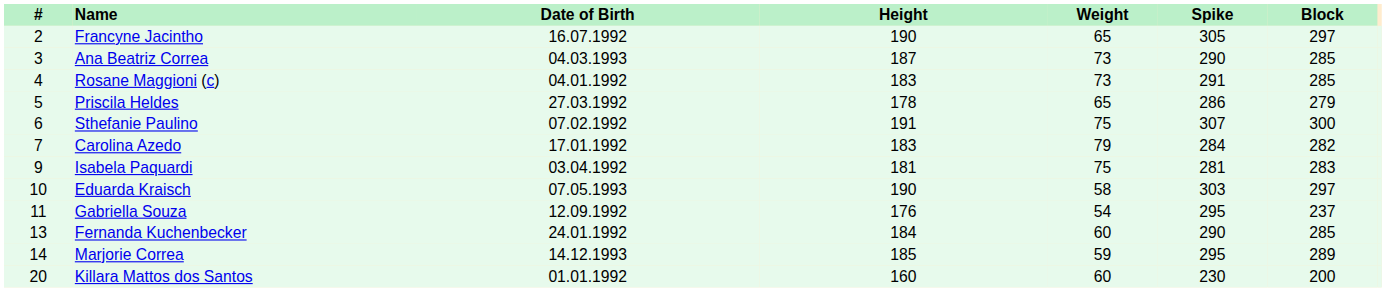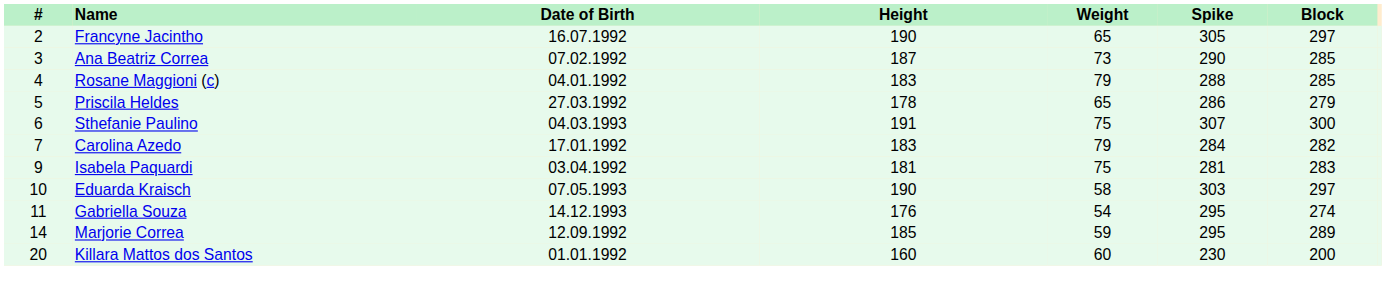(588, 59) 04.03.1993 -> (588, 59) 07.02.1992
(1103, 80) 73 -> (1103, 80) 79
(1212, 80) 291 -> (1212, 80) 288
(588, 124) 07.02.1992 -> (588, 124) 04.03.1993
(588, 211) 12.09.1992 -> (588, 211) 14.12.1993
(1322, 211) 237 -> (1322, 211) 274
- row: (161, 233)
(588, 255) 14.12.1993 -> (588, 233) 12.09.1992
